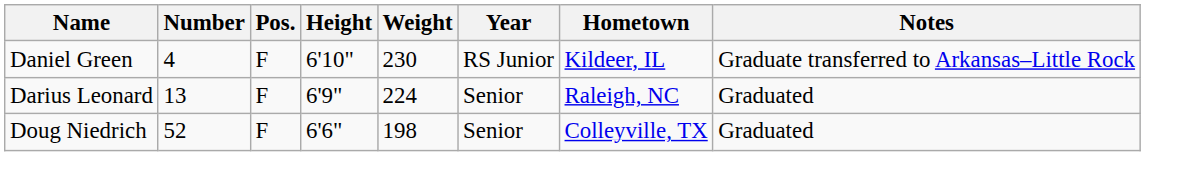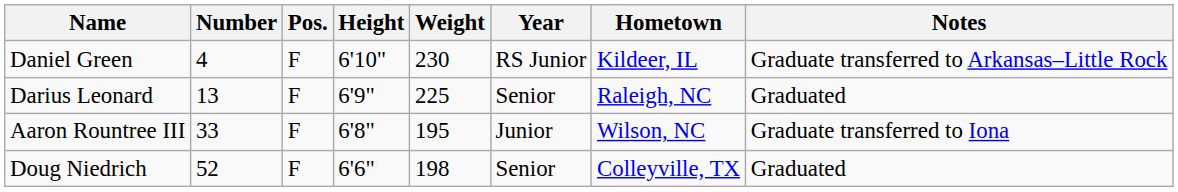(400, 95) 224 -> (432, 95) 225
+ row: (98, 131)
